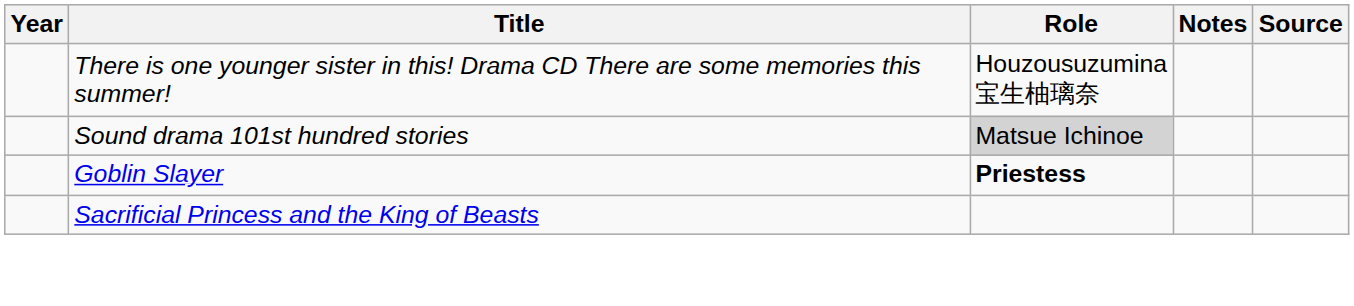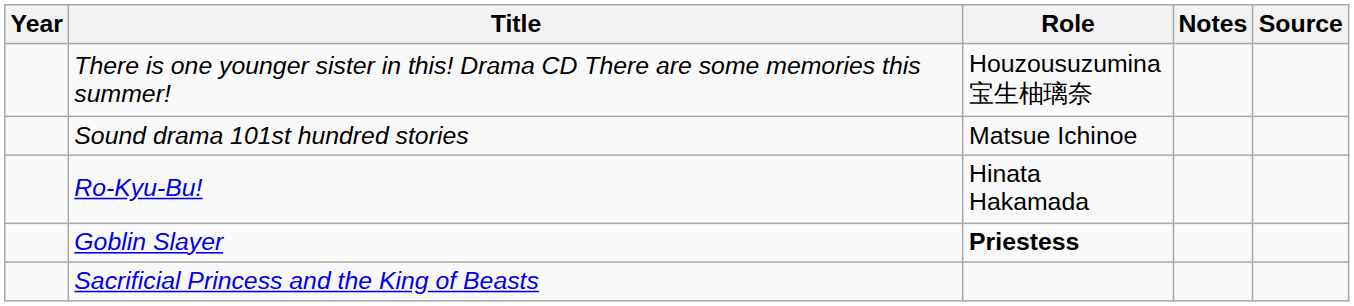(1060, 135) lightgrey background -> (1053, 135) no background
+ row: (138, 188)
